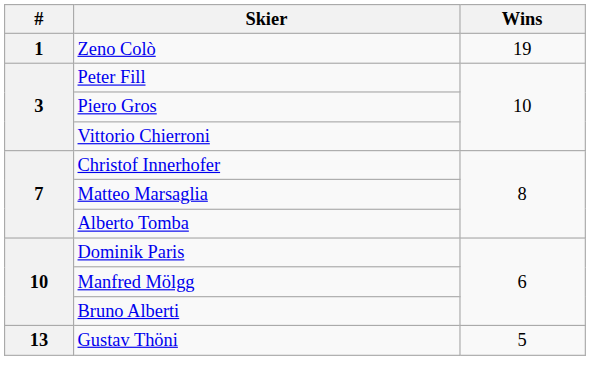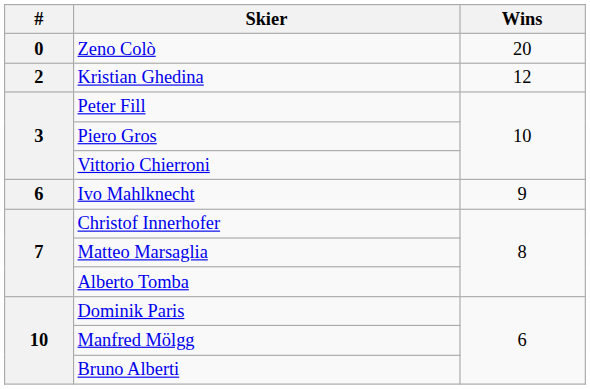(39, 48) 1 -> (39, 48) 0
(522, 48) 19 -> (522, 48) 20
+ row: (141, 77)
+ row: (136, 194)
- row: (128, 340)
